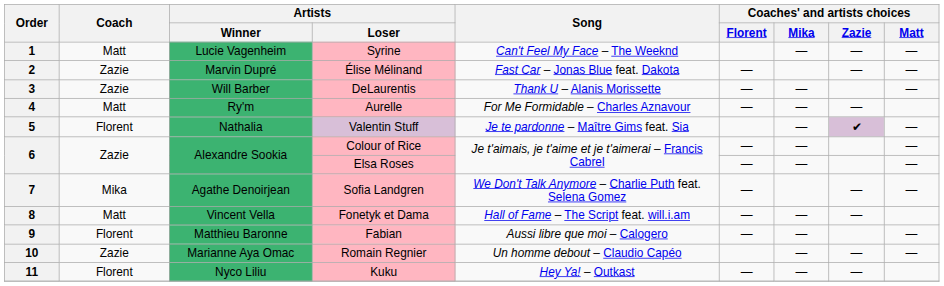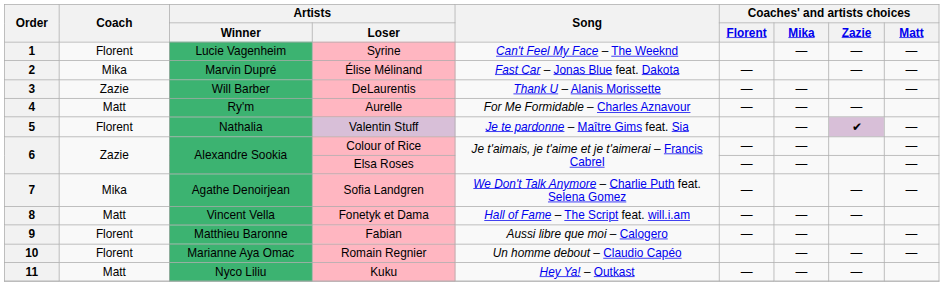(114, 51) Matt -> (114, 51) Florent
(114, 70) Zazie -> (114, 70) Mika
(114, 253) Zazie -> (114, 253) Florent
(114, 272) Florent -> (114, 272) Matt
